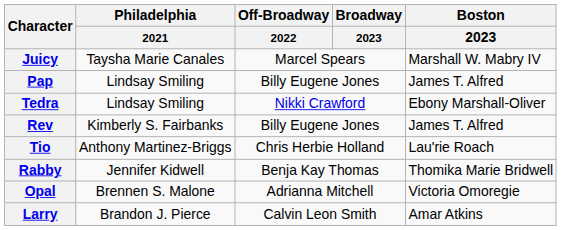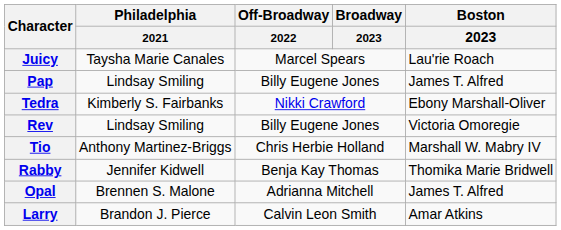(475, 59) Marshall W. Mabry IV -> (451, 59) Lau'rie Roach
(155, 103) Lindsay Smiling -> (155, 103) Kimberly S. Fairbanks
(155, 125) Kimberly S. Fairbanks -> (155, 125) Lindsay Smiling
(456, 125) James T. Alfred -> (464, 125) Victoria Omoregie
(451, 147) Lau'rie Roach -> (475, 147) Marshall W. Mabry IV
(464, 192) Victoria Omoregie -> (456, 192) James T. Alfred
